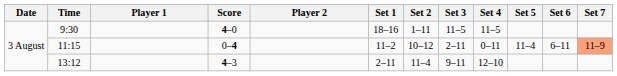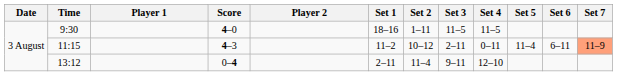(229, 46) 0–4 -> (229, 46) 4–3
(229, 63) 4–3 -> (229, 63) 0–4
